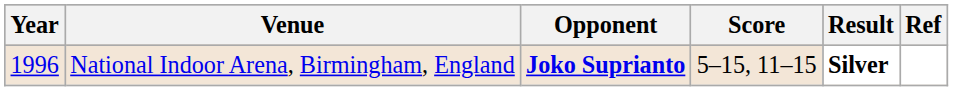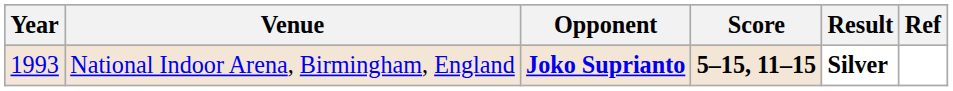(35, 64) 1996 -> (35, 64) 1993
(757, 64) normal -> (756, 64) bold
